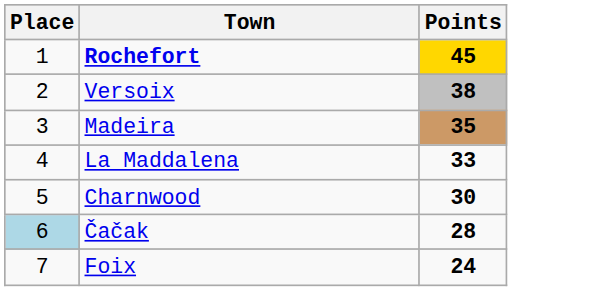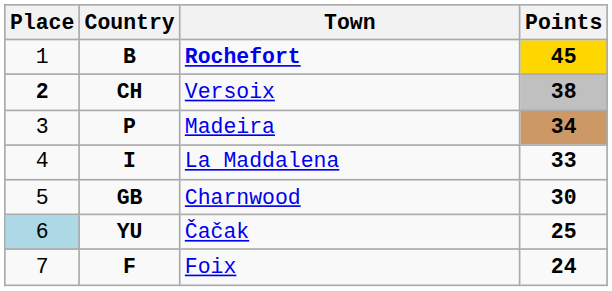+ column: (130, 22)
(42, 92) normal -> (42, 92) bold
(463, 127) 35 -> (564, 127) 34
(463, 232) 28 -> (564, 232) 25
